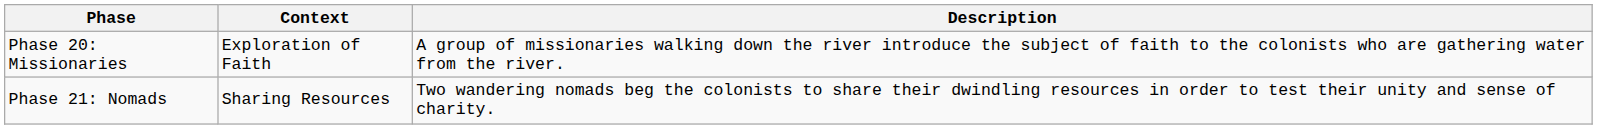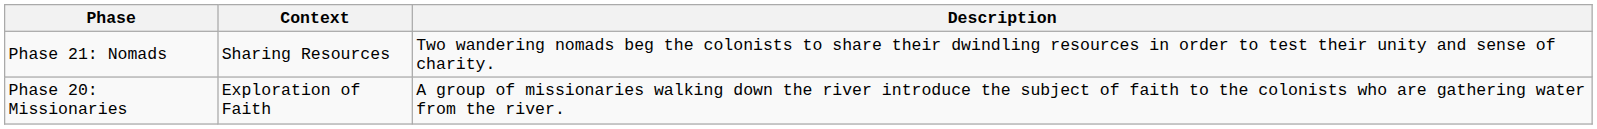rows swapped: (68, 55) <-> (88, 100)
